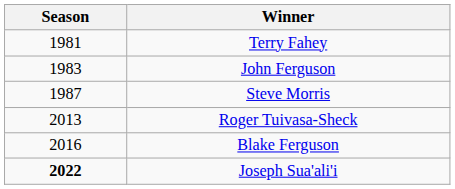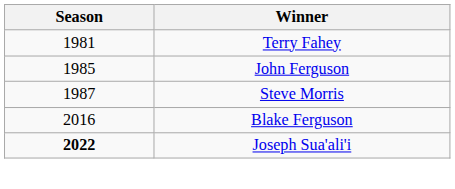(65, 68) 1983 -> (79, 68) 1985
- row: (288, 119)
